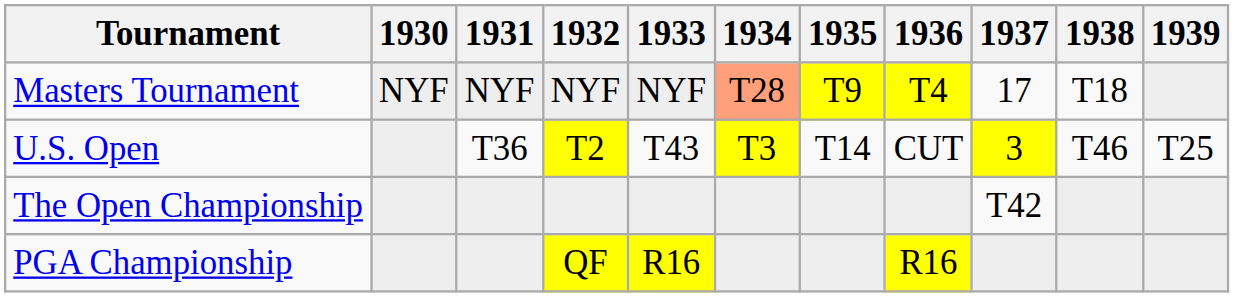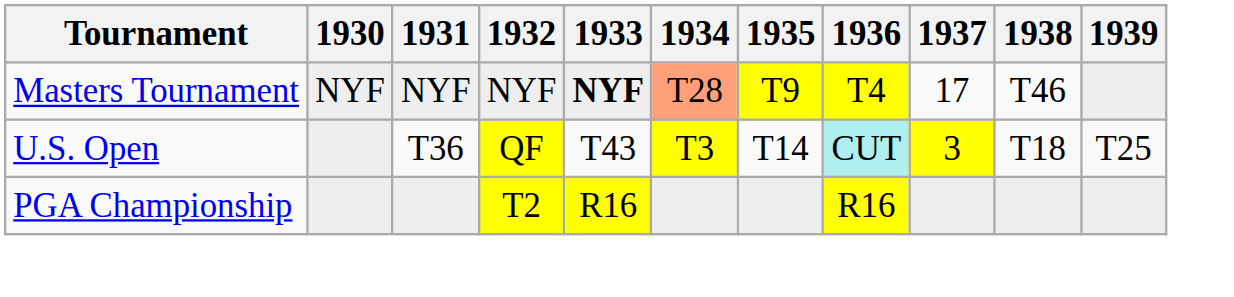(671, 90) normal -> (608, 90) bold
(1100, 90) T18 -> (1038, 90) T46
(585, 148) T2 -> (521, 148) QF
(928, 148) no background -> (866, 148) paleturquoise background
(1100, 148) T46 -> (1038, 148) T18
- row: (188, 205)
(585, 262) QF -> (521, 205) T2
